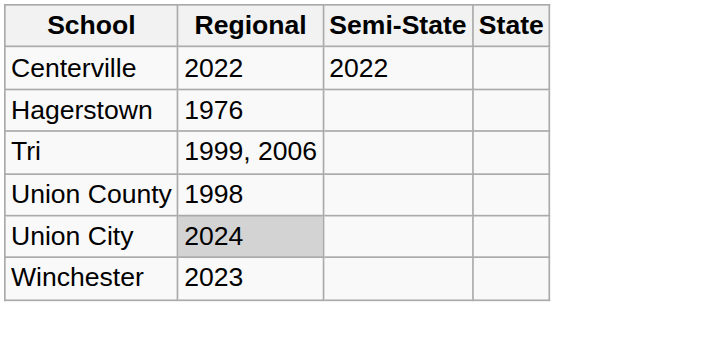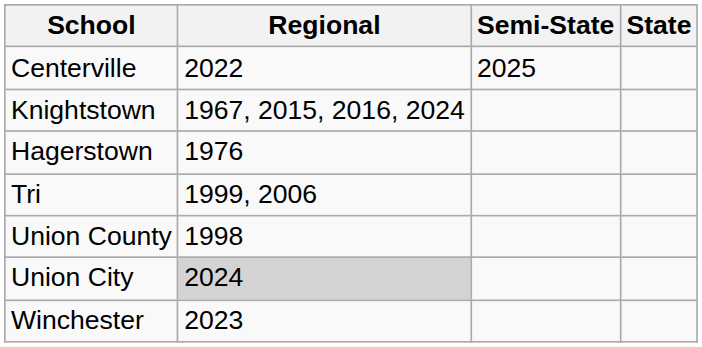(359, 67) 2022 -> (507, 67) 2025
+ row: (83, 109)
